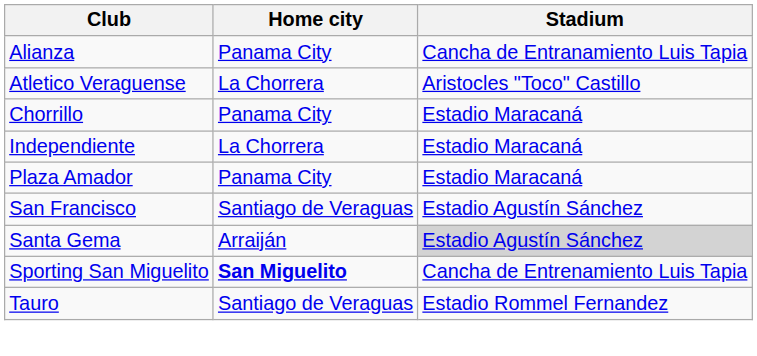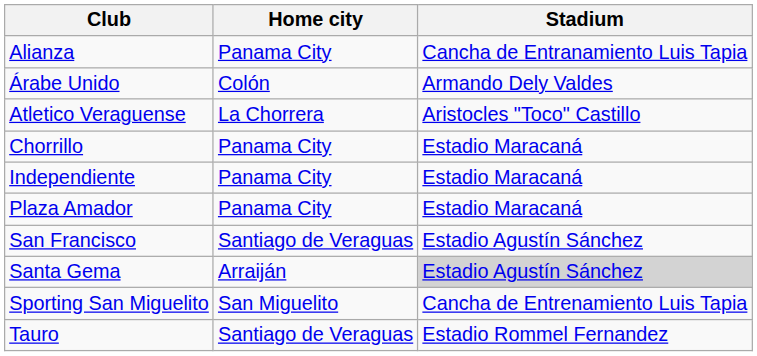+ row: (64, 83)
(271, 146) La Chorrera -> (275, 177) Panama City
(282, 271) bold -> (278, 303) normal
